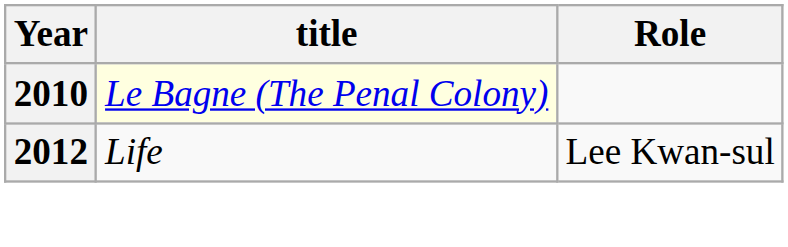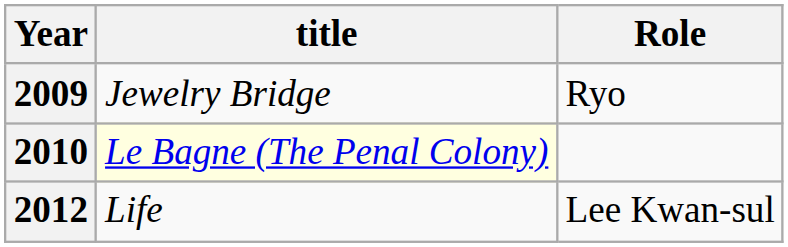+ row: (51, 92)
